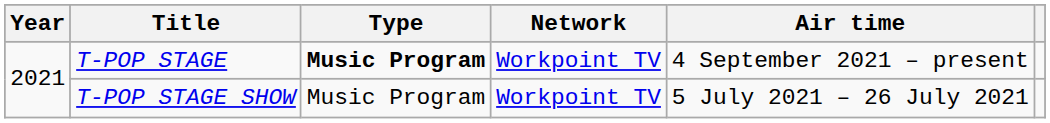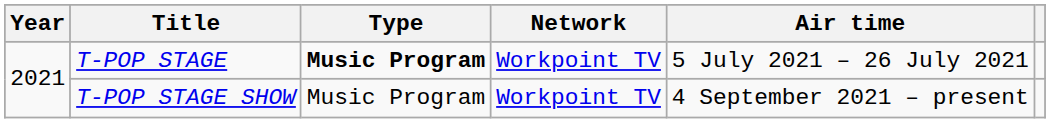(850, 61) 4 September 2021 – present -> (850, 61) 5 July 2021 – 26 July 2021
(850, 98) 5 July 2021 – 26 July 2021 -> (850, 98) 4 September 2021 – present
